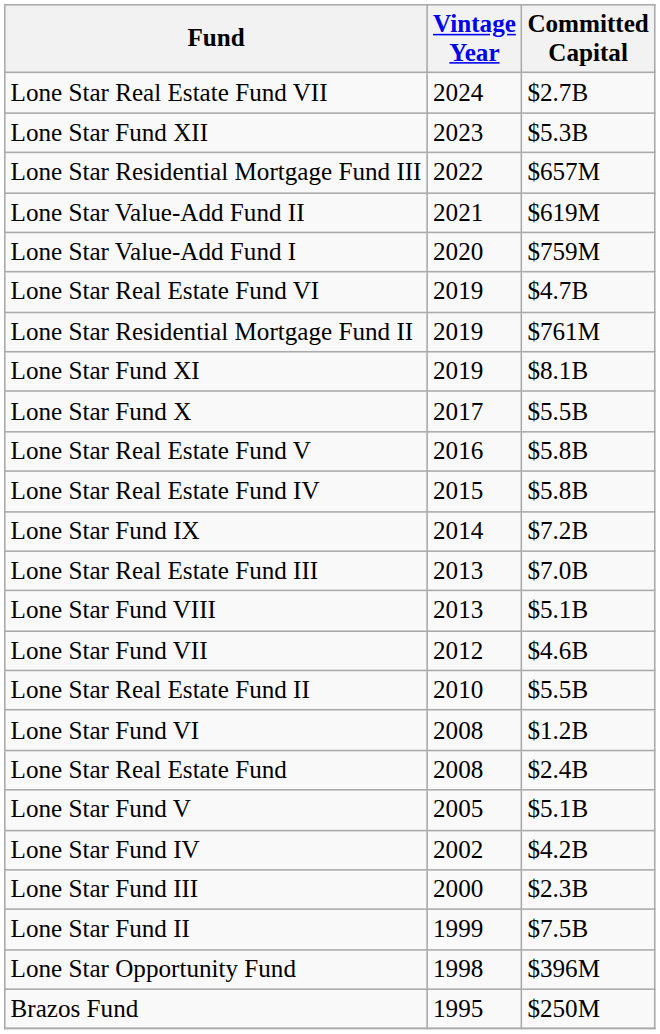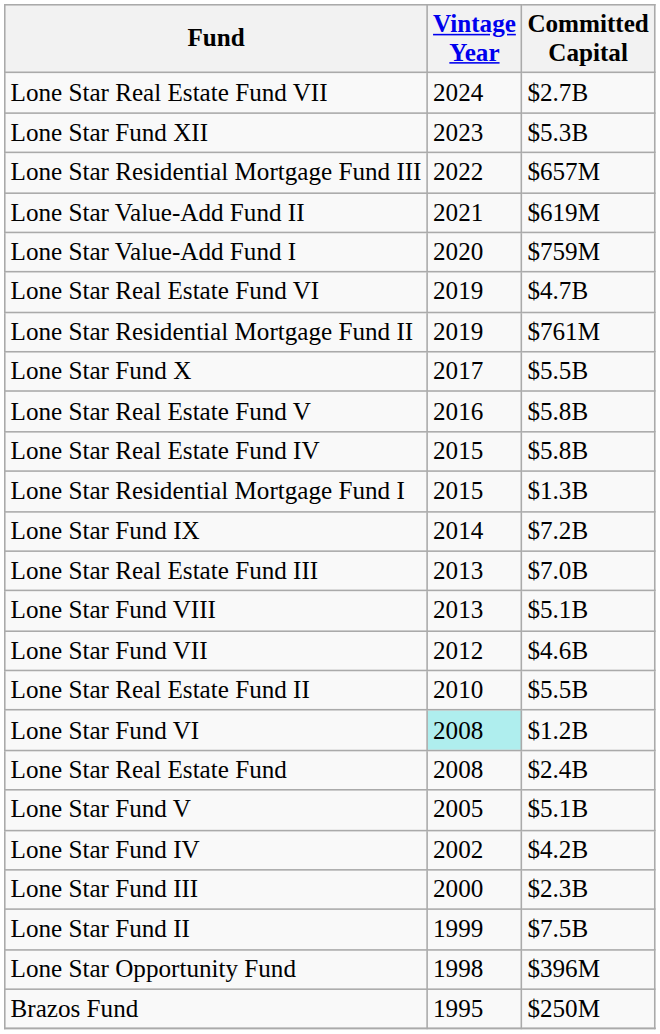- row: (105, 371)
+ row: (208, 490)
(458, 729) no background -> (458, 729) paleturquoise background
